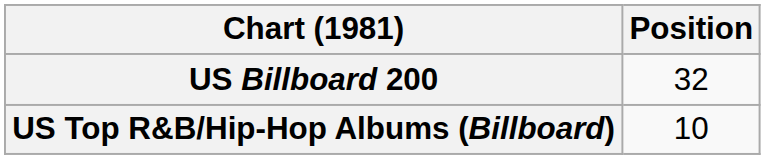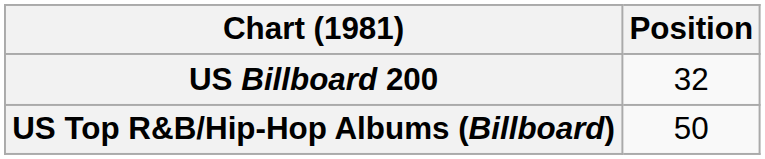(691, 128) 10 -> (691, 128) 50
